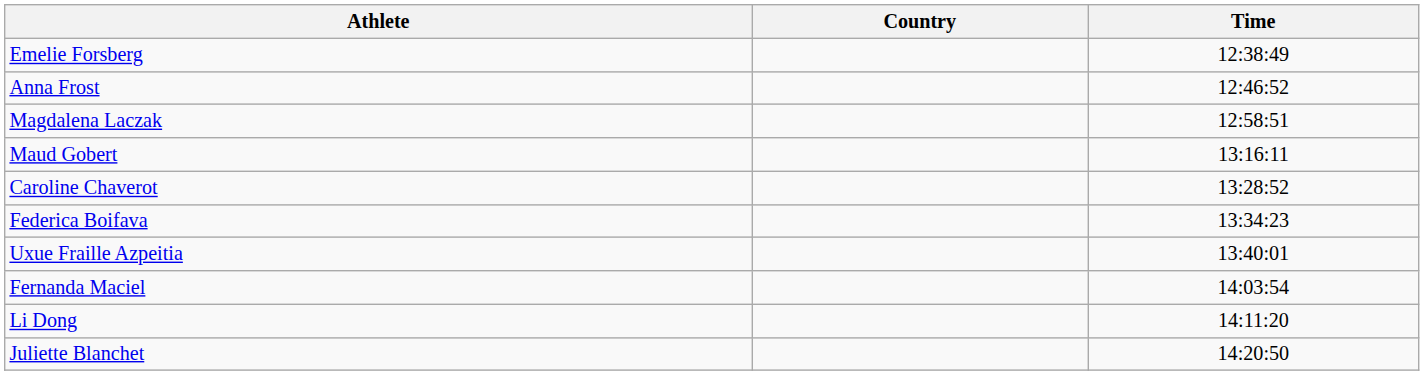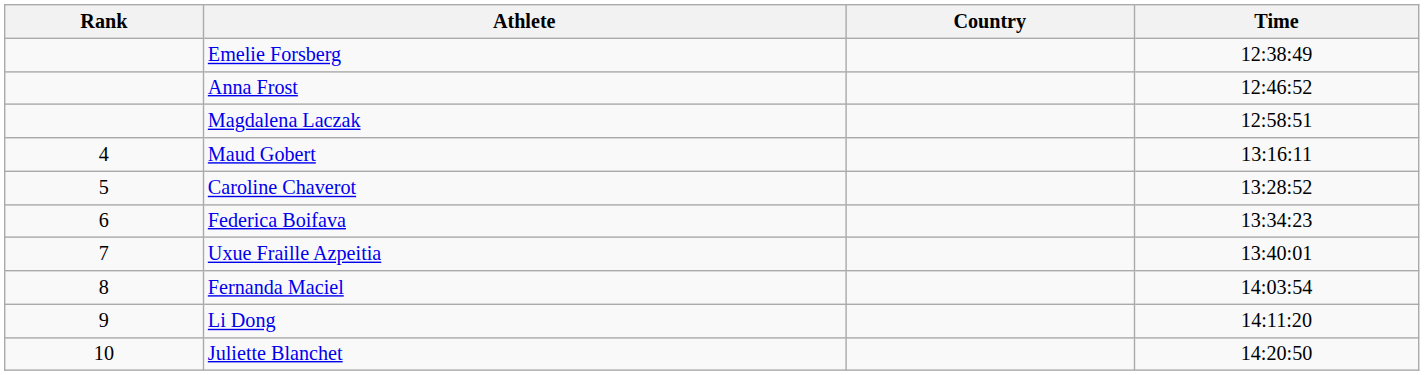+ column: (104, 21)
